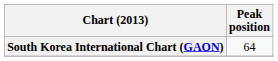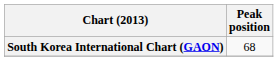(249, 46) 64 -> (249, 46) 68
